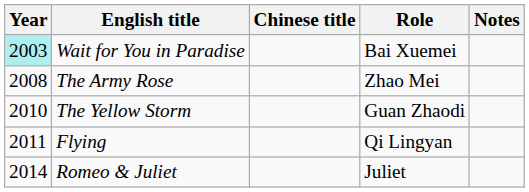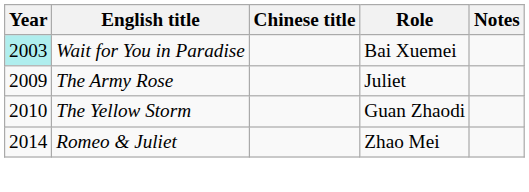(28, 80) 2008 -> (28, 80) 2009
(402, 80) Zhao Mei -> (385, 80) Juliet
- row: (81, 141)
(385, 171) Juliet -> (402, 141) Zhao Mei
